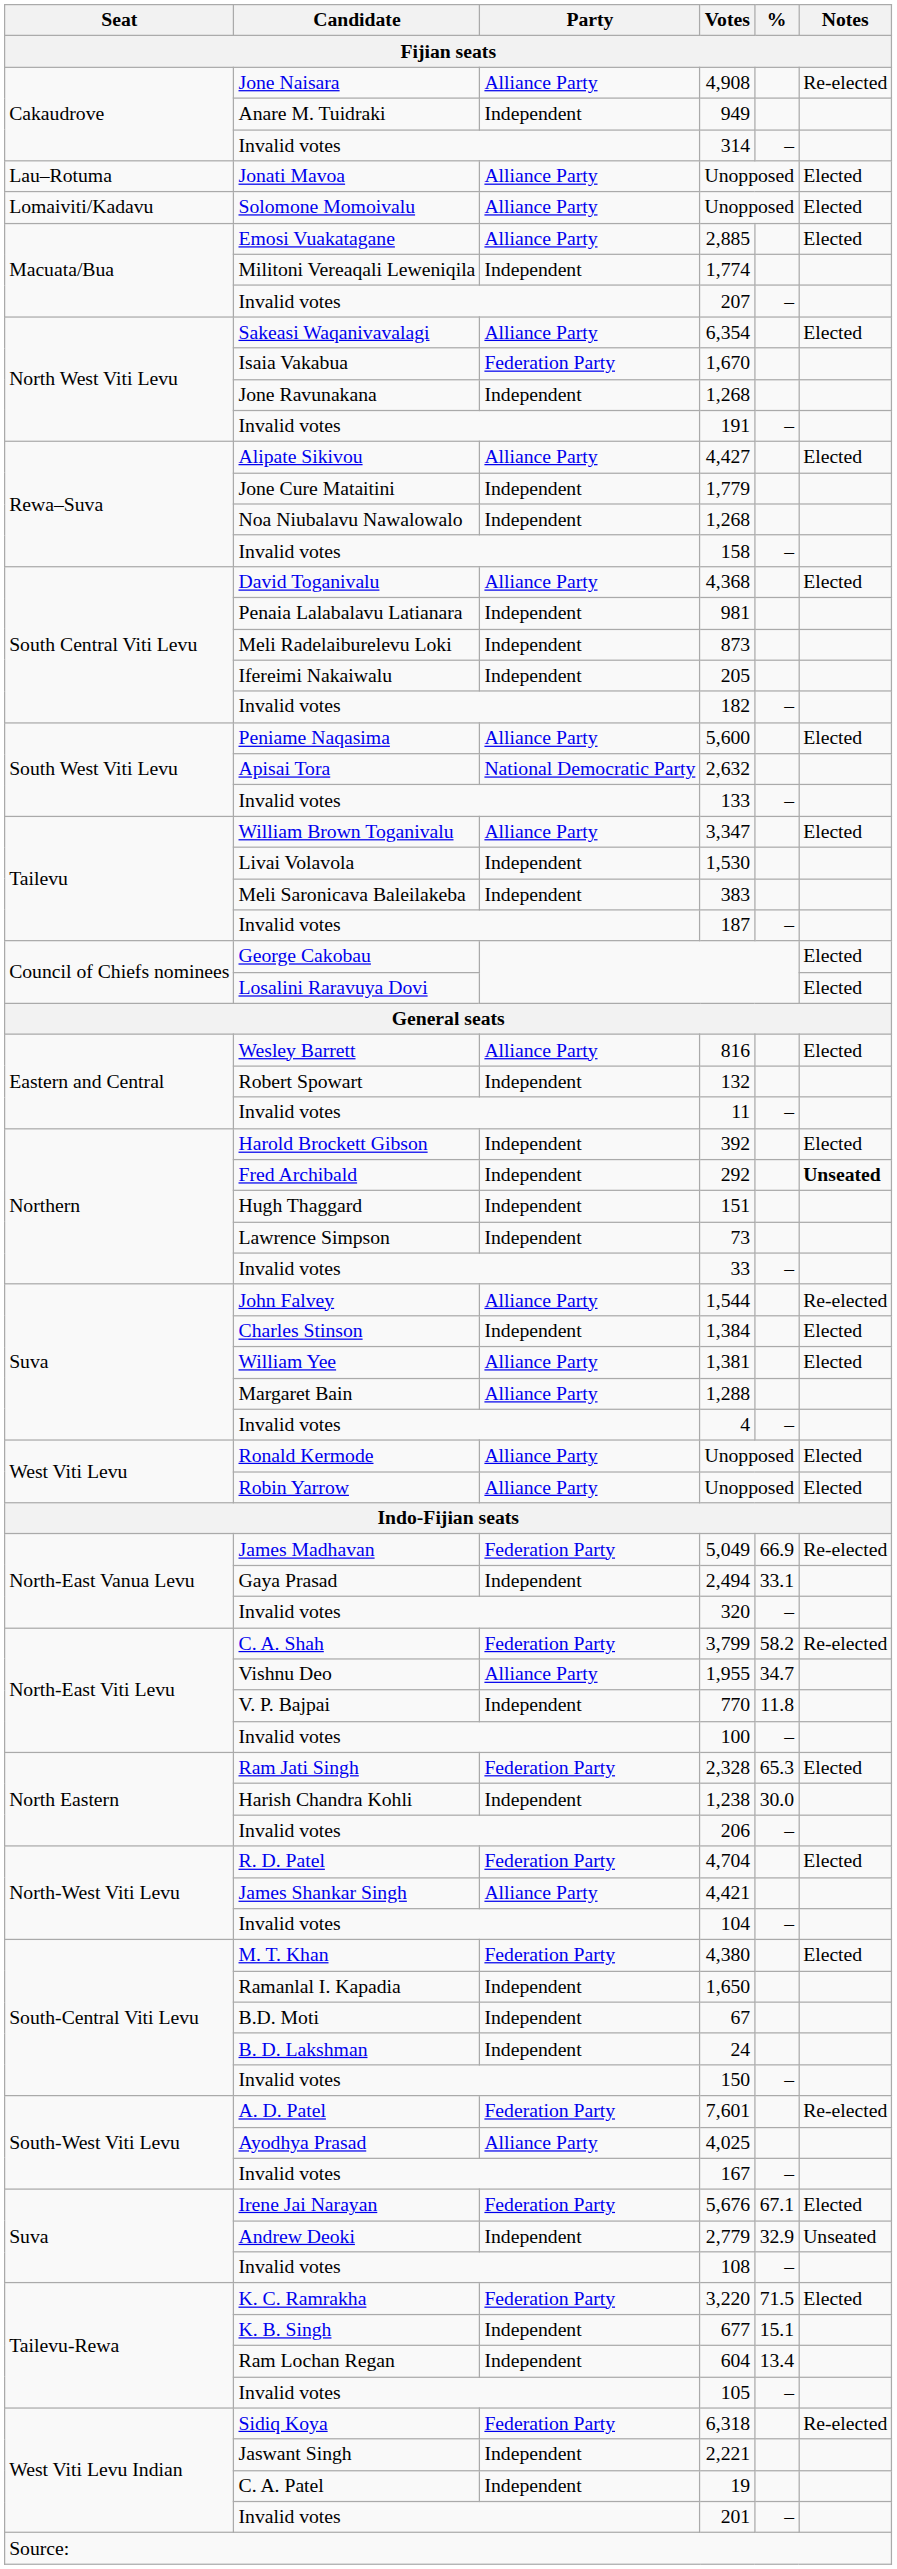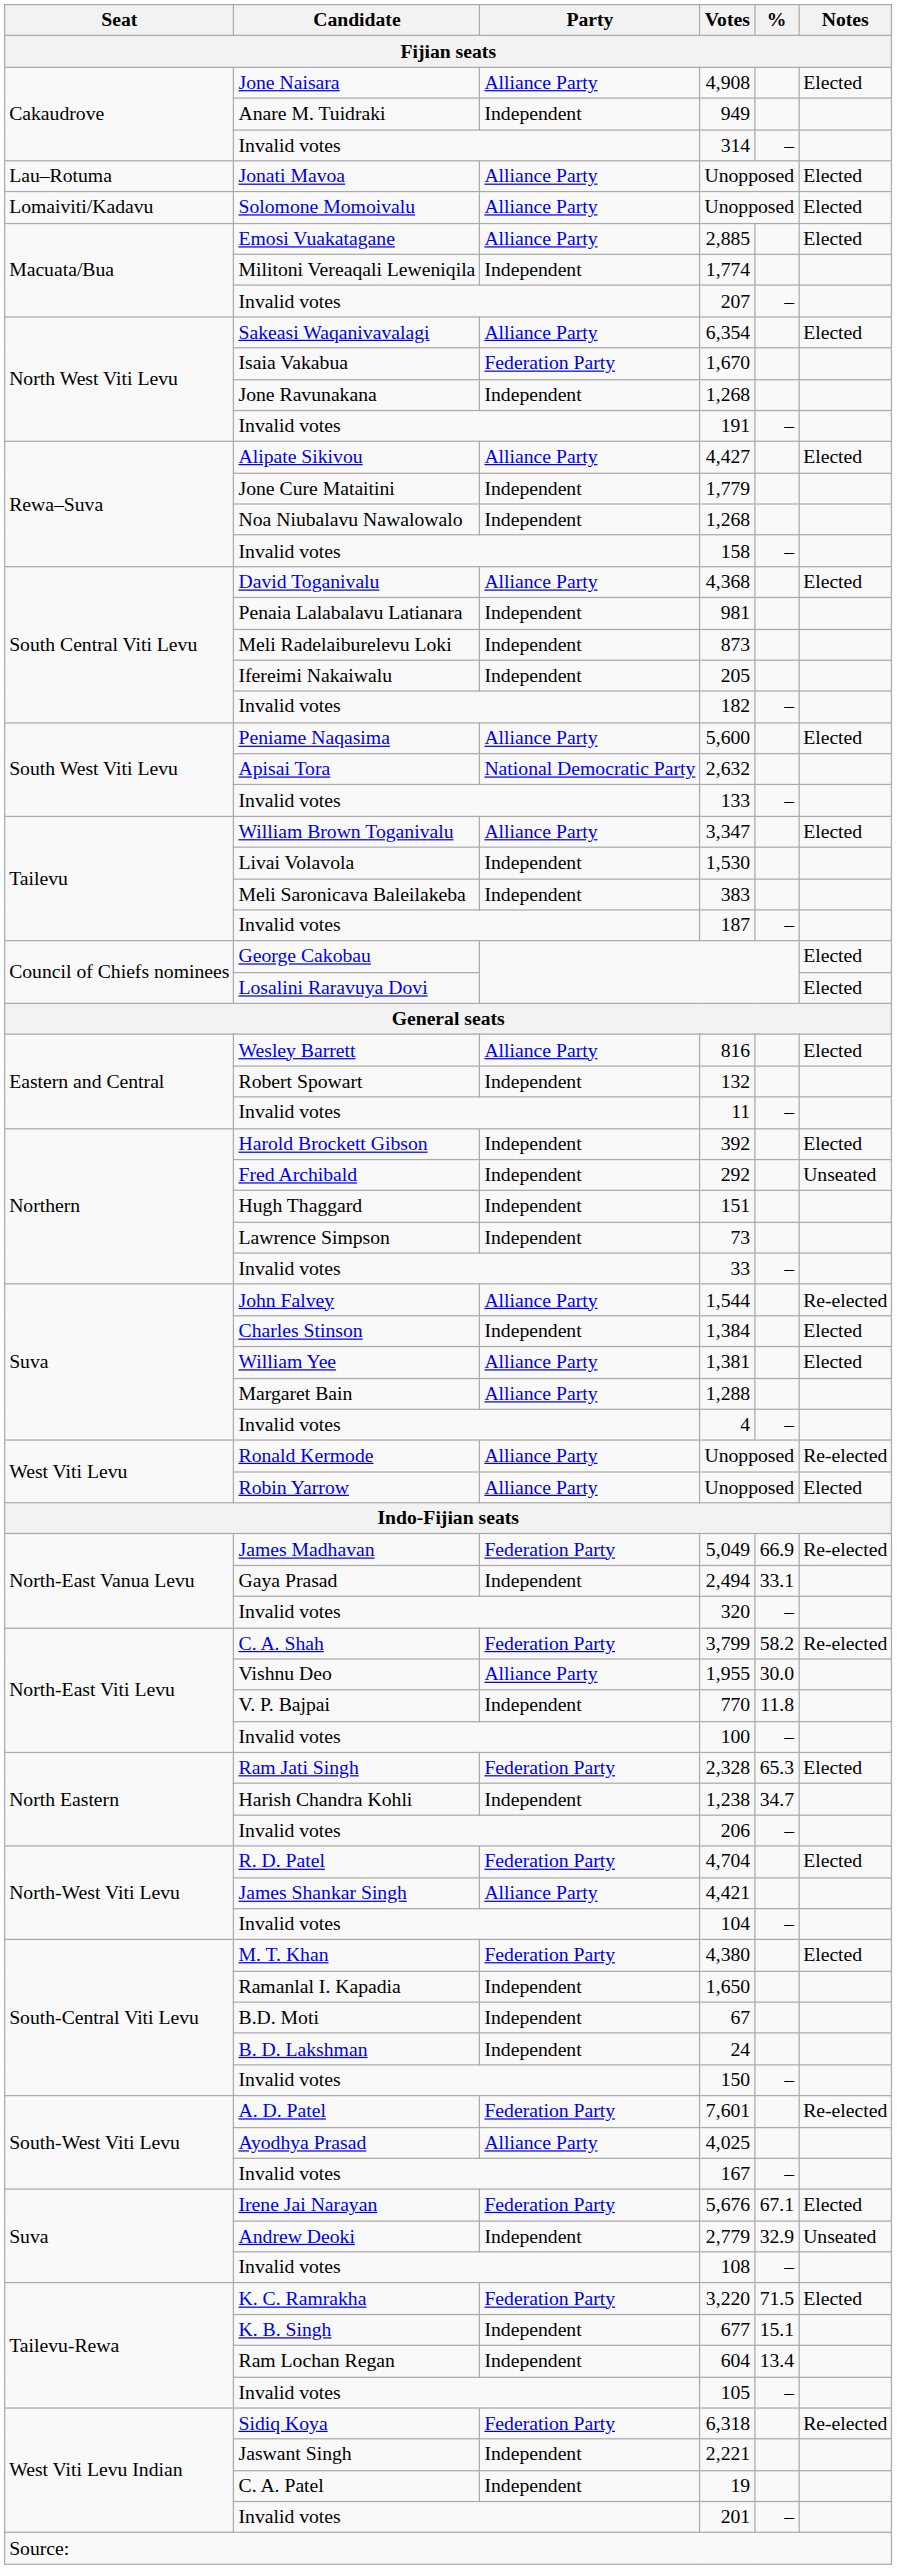(845, 82) Re-elected -> (833, 82) Elected
(842, 1174) bold -> (840, 1174) normal
(833, 1455) Elected -> (845, 1455) Re-elected
(777, 1674) 34.7 -> (777, 1674) 30.0
(777, 1799) 30.0 -> (777, 1799) 34.7
